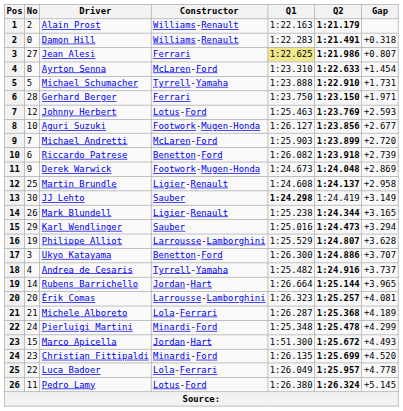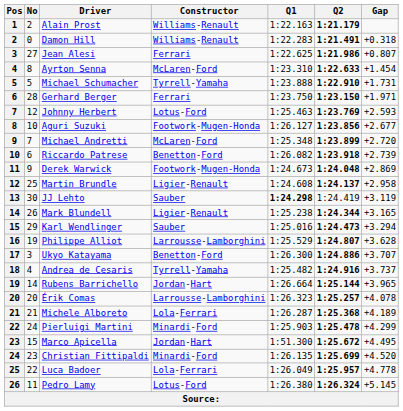(291, 55) khaki background -> (291, 55) no background
(291, 141) 1:25.903 -> (291, 141) 1:25.348
(380, 198) +3.149 -> (380, 198) +3.119
(380, 299) +4.081 -> (380, 299) +4.078
(291, 328) 1:25.348 -> (291, 328) 1:25.903
(380, 342) +4.493 -> (380, 342) +4.495
